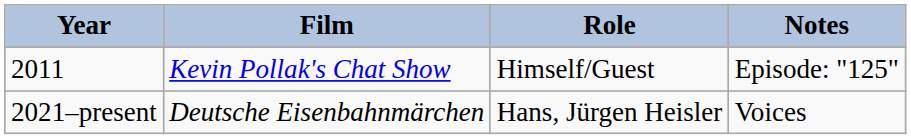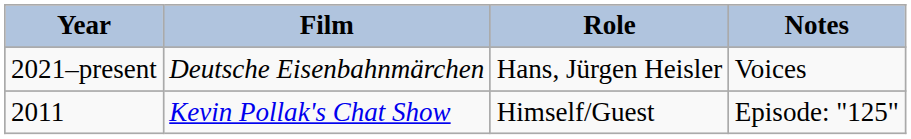rows swapped: (38, 68) <-> (84, 111)
